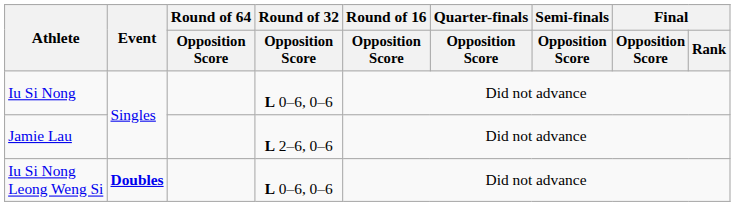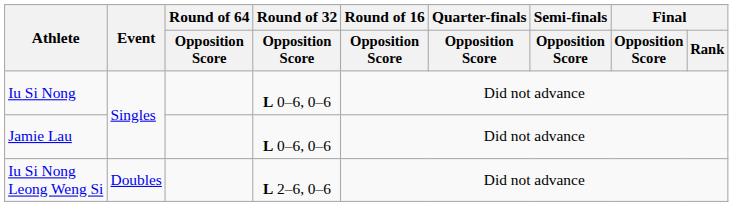(299, 145) L 2–6, 0–6 -> (297, 145) L 0–6, 0–6
(137, 180) bold -> (136, 180) normal
(299, 189) L 0–6, 0–6 -> (297, 189) L 2–6, 0–6
